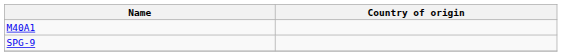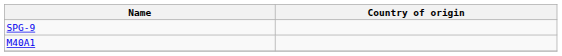rows swapped: (21, 43) <-> (21, 28)
